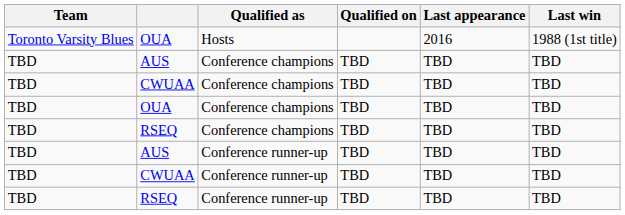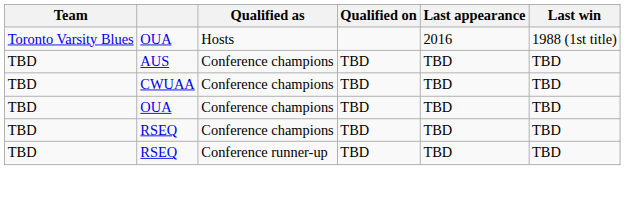- row: (155, 152)
- row: (168, 175)
